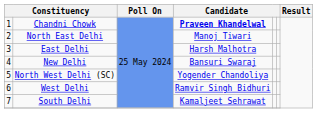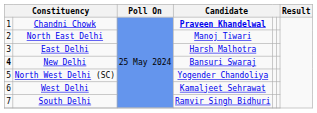(9, 62) normal -> (9, 62) bold
(223, 88) Ramvir Singh Bidhuri -> (223, 88) Kamaljeet Sehrawat
(223, 101) Kamaljeet Sehrawat -> (223, 101) Ramvir Singh Bidhuri
